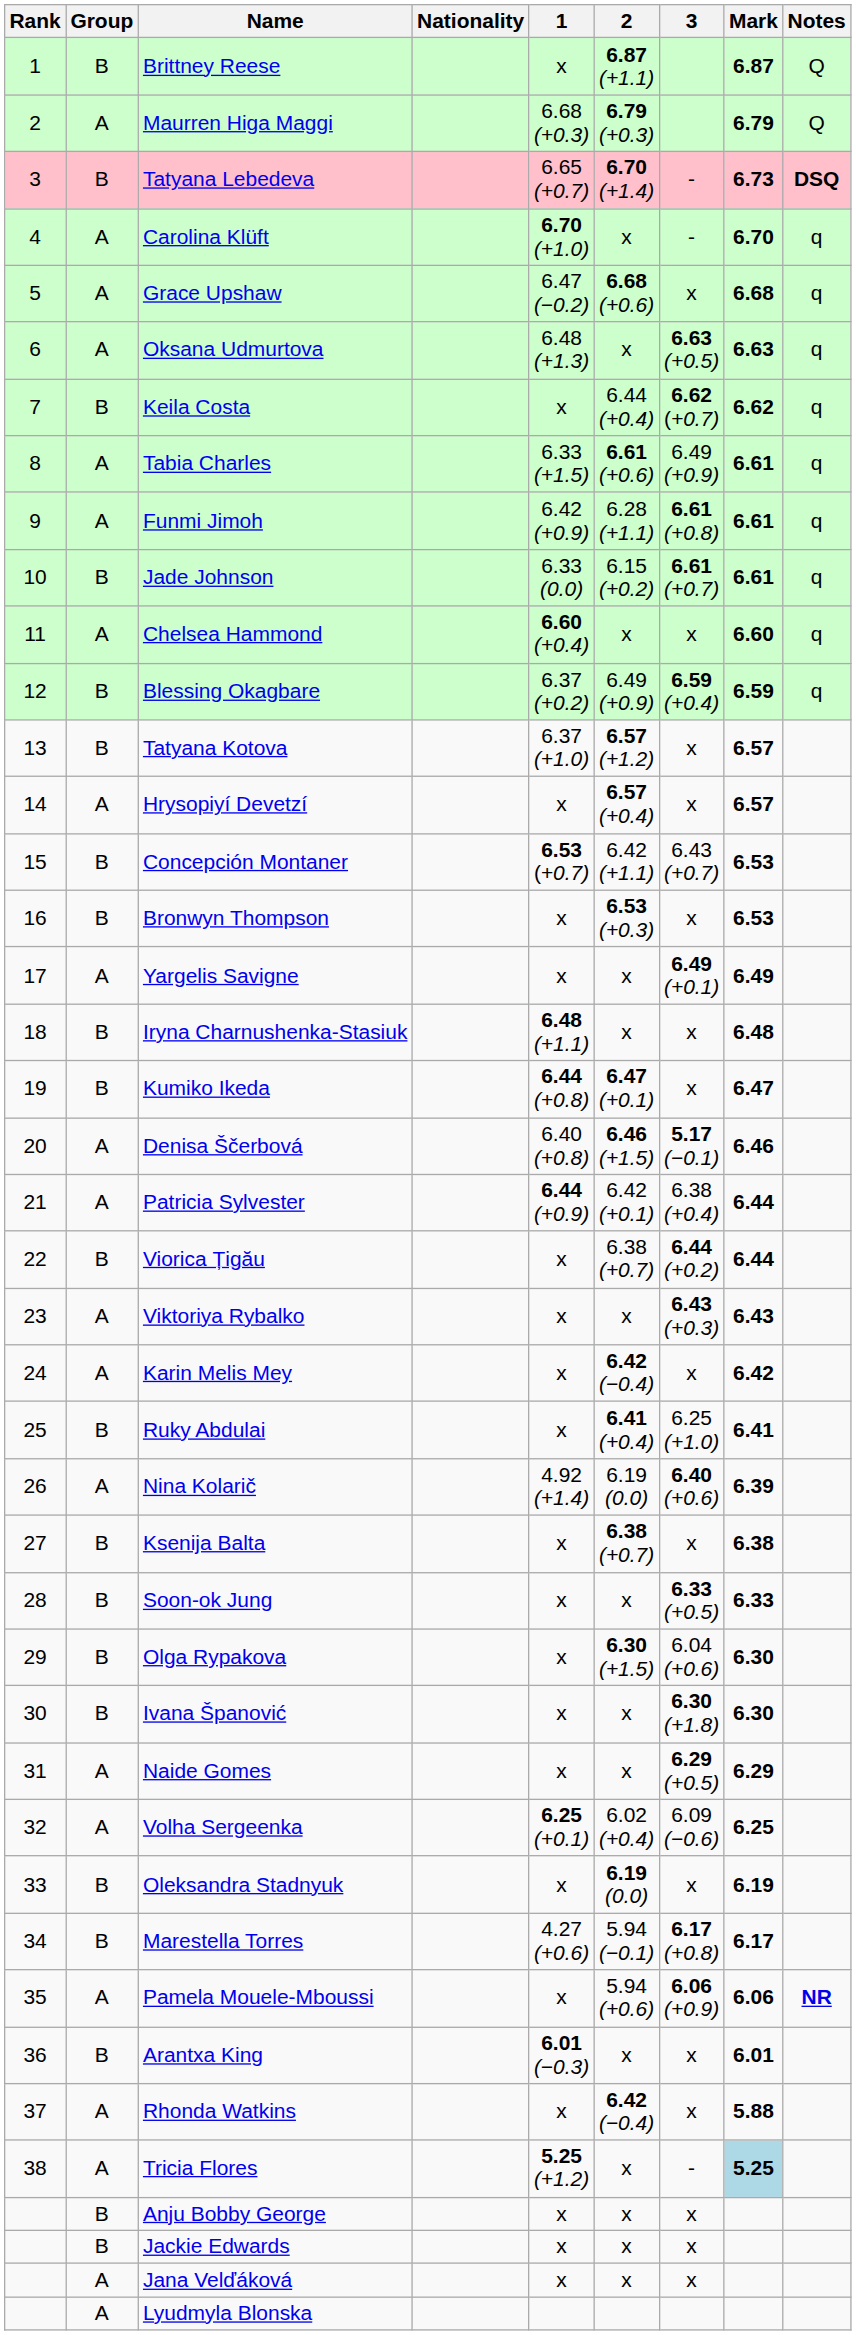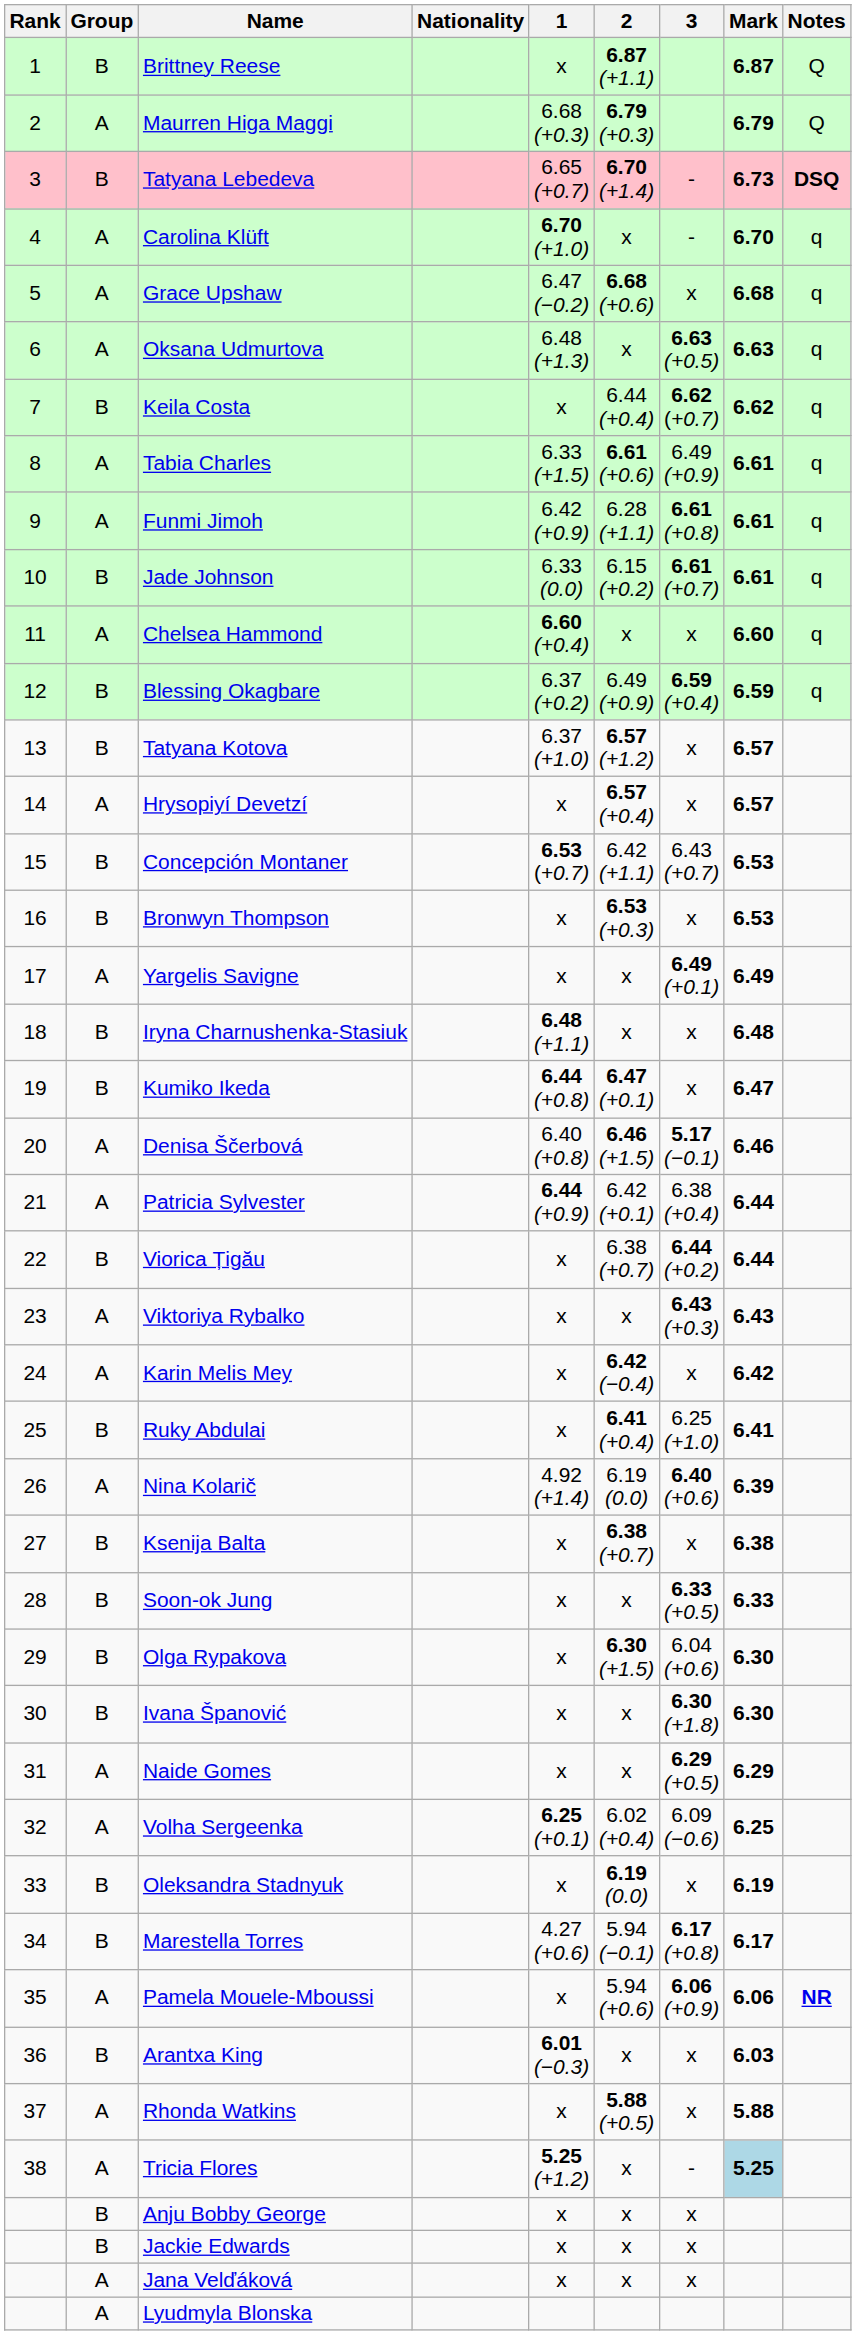(753, 2054) 6.01 -> (753, 2054) 6.03
(627, 2111) 6.42 (−0.4) -> (627, 2111) 5.88 (+0.5)
